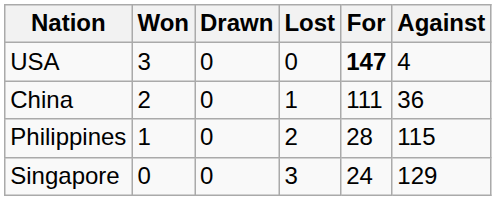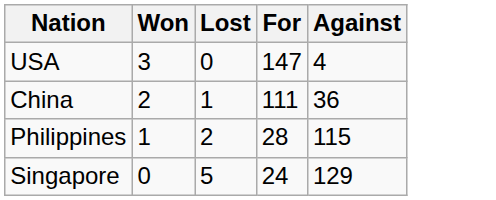- column: (237, 23)
(366, 61) bold -> (282, 61) normal
(291, 175) 3 -> (207, 175) 5
